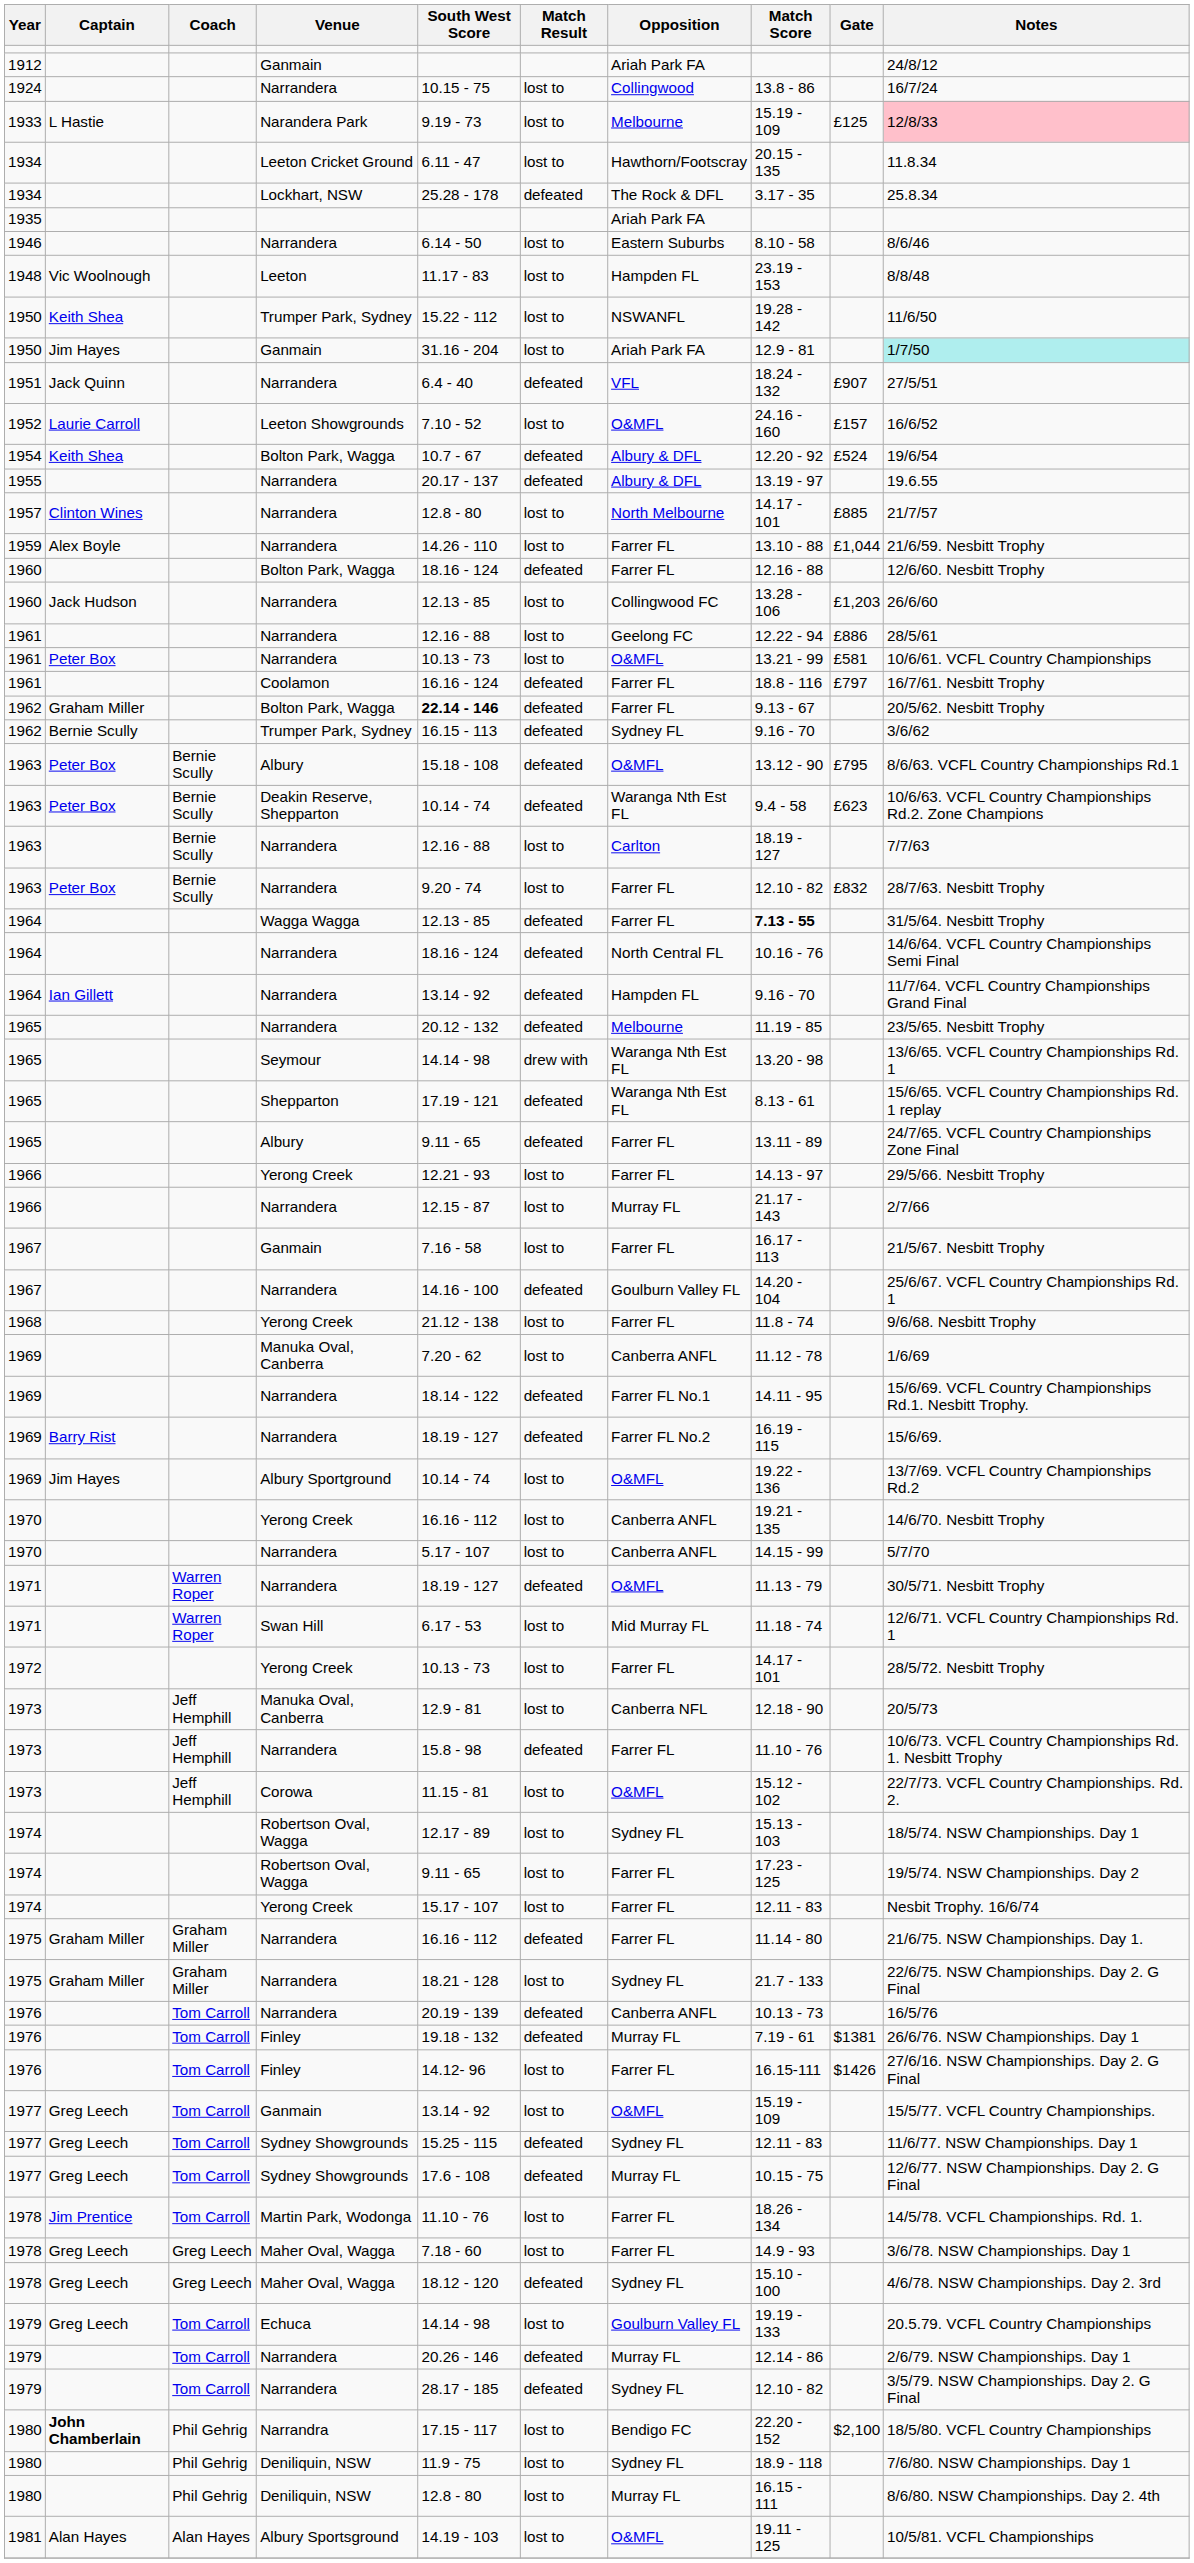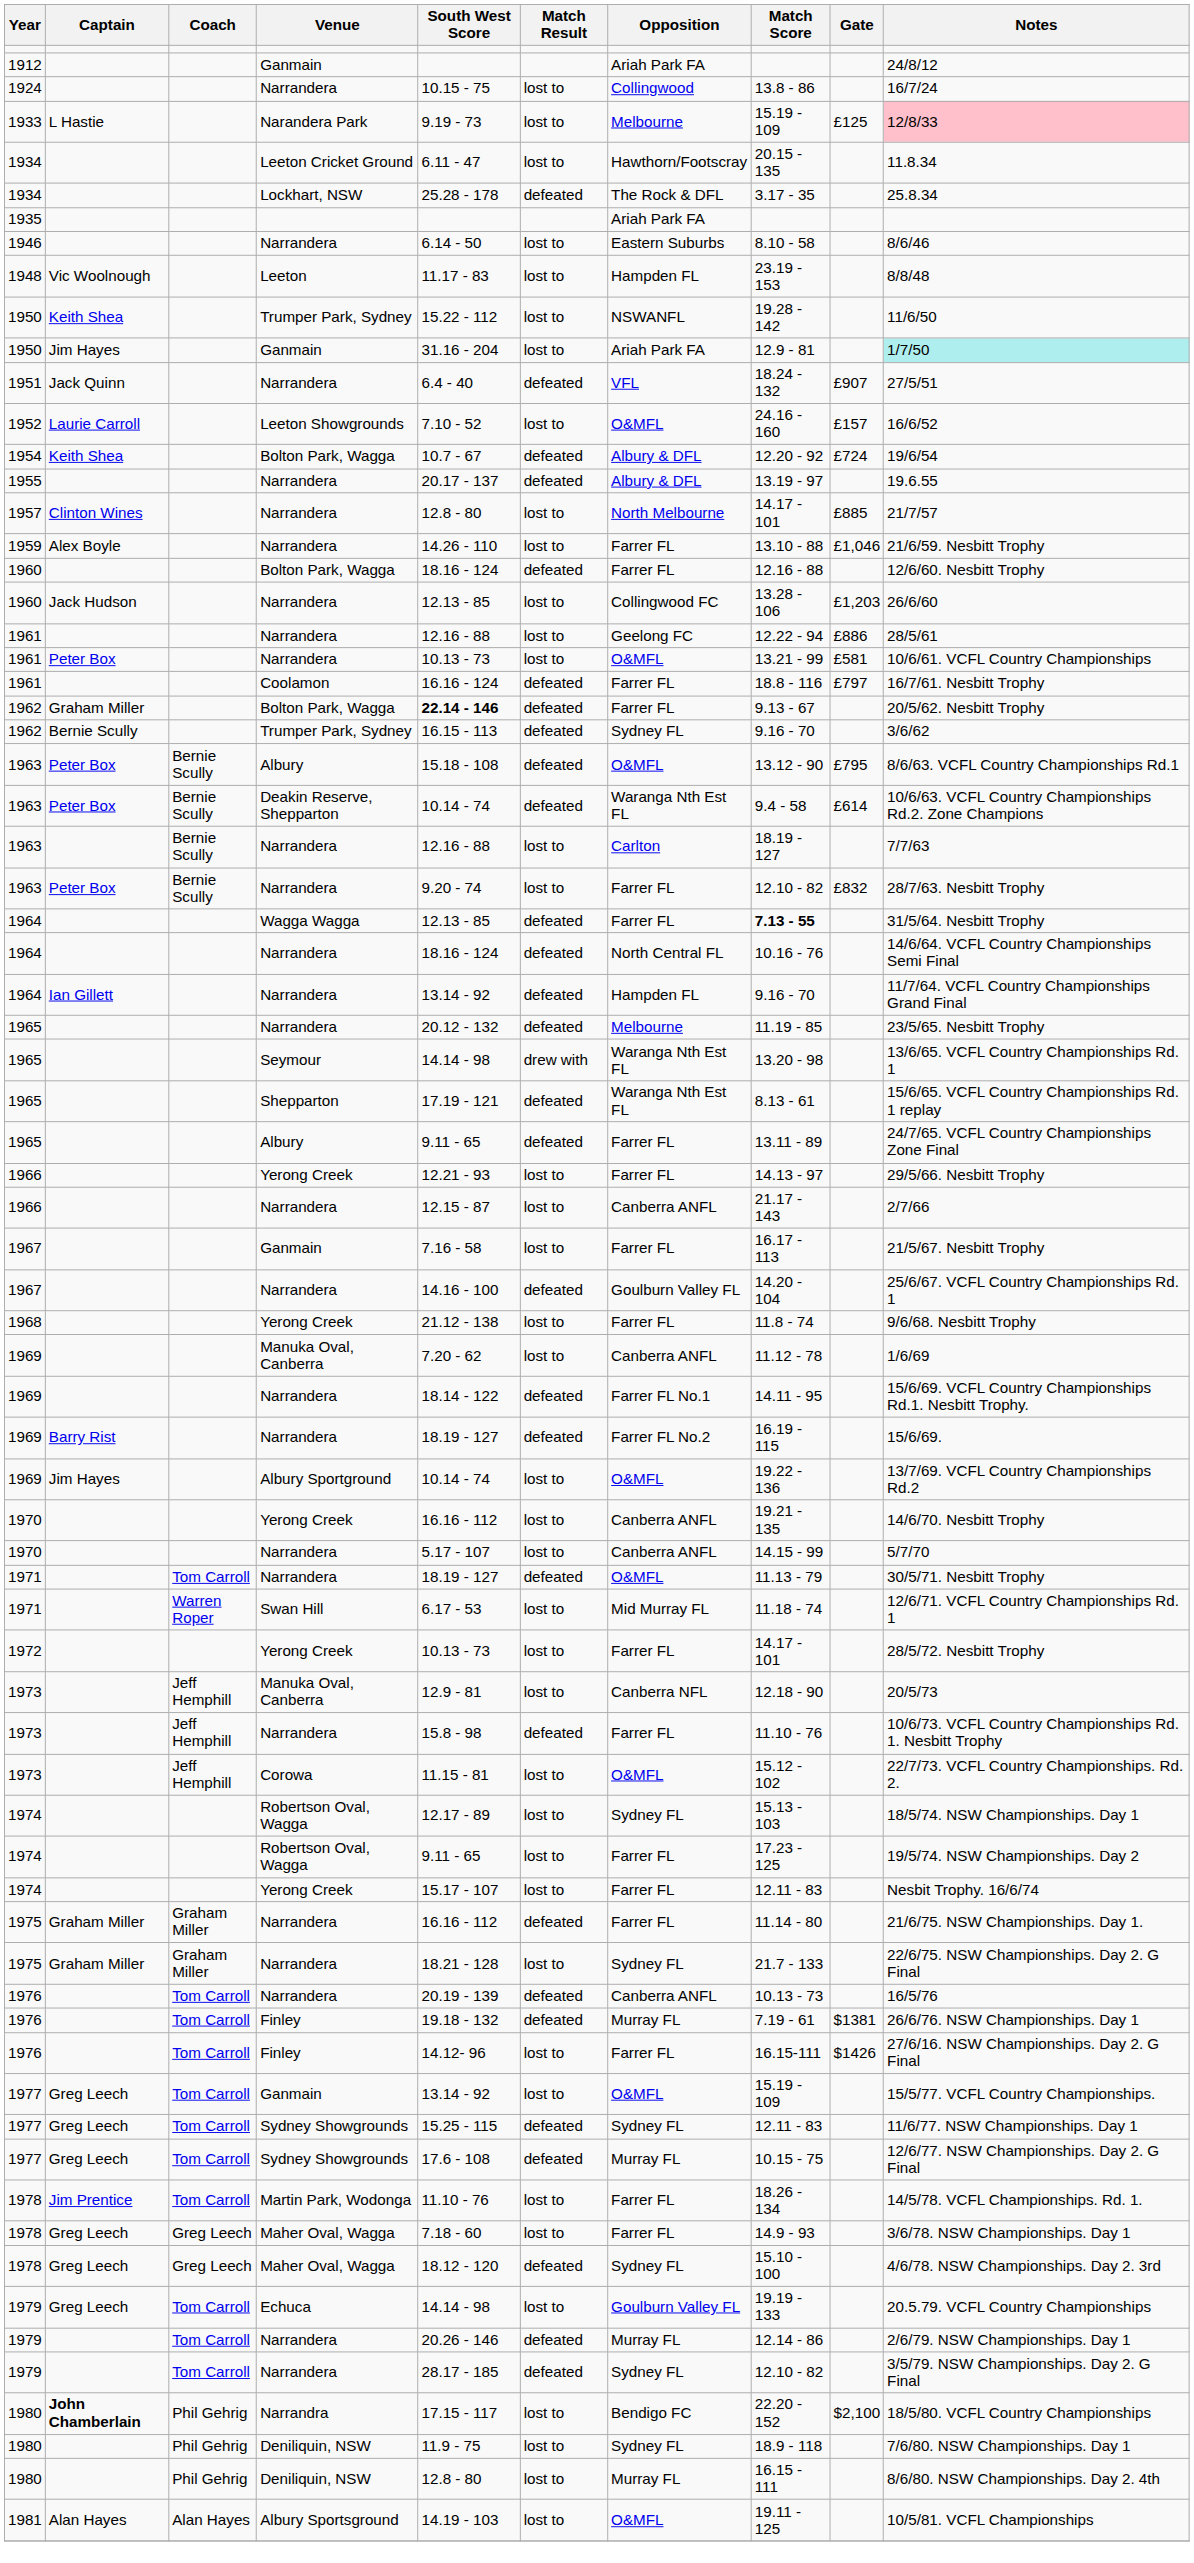(851, 456) £524 -> (851, 456) £724
(857, 546) £1,044 -> (857, 546) £1,046
(851, 805) £623 -> (851, 805) £614
(646, 1207) Murray FL -> (664, 1207) Canberra ANFL
(197, 1585) Warren Roper -> (211, 1577) Tom Carroll
